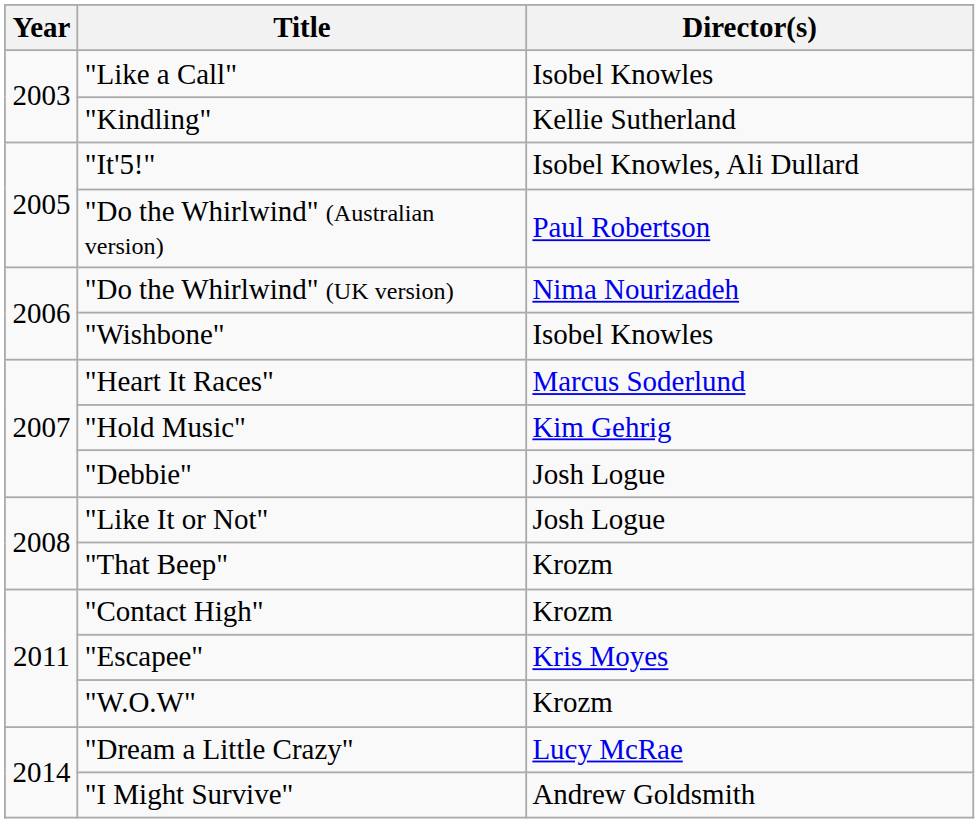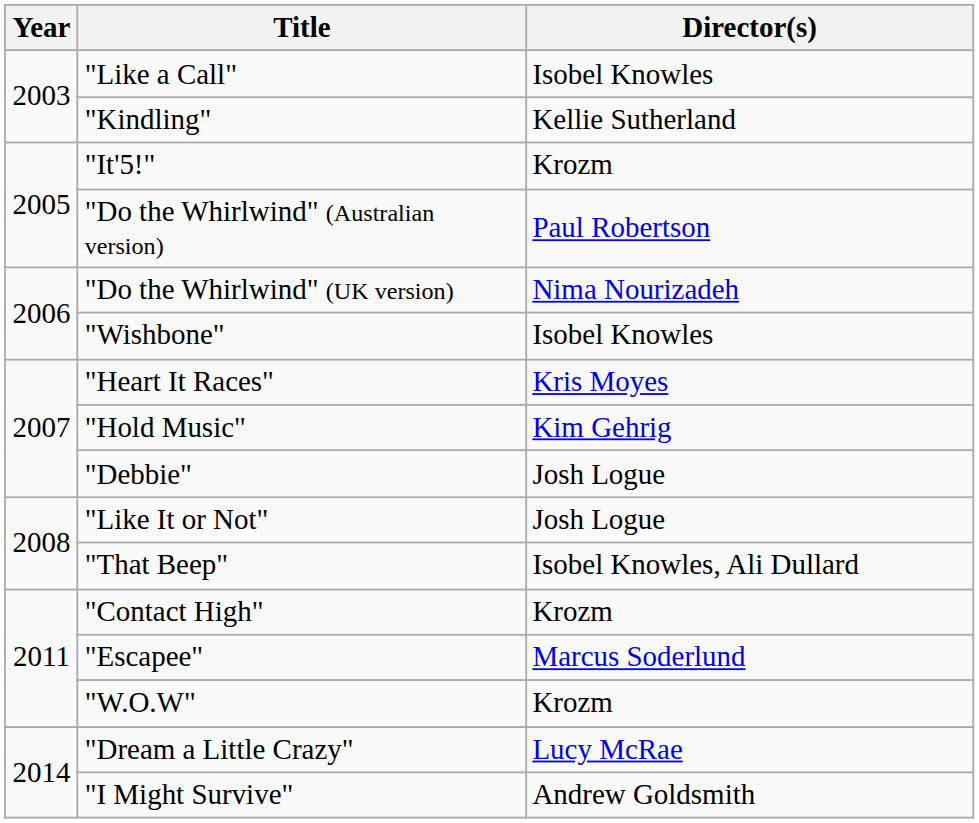(696, 165) Isobel Knowles, Ali Dullard -> (573, 165) Krozm
(639, 381) Marcus Soderlund -> (600, 381) Kris Moyes
(573, 565) Krozm -> (696, 565) Isobel Knowles, Ali Dullard
(600, 657) Kris Moyes -> (639, 657) Marcus Soderlund
